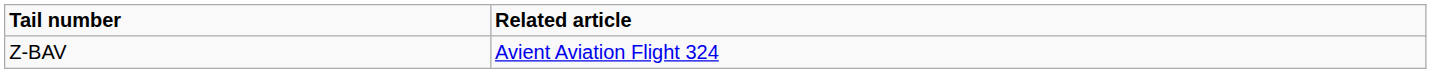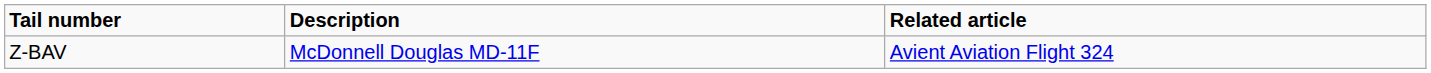+ column: (345, 20)
